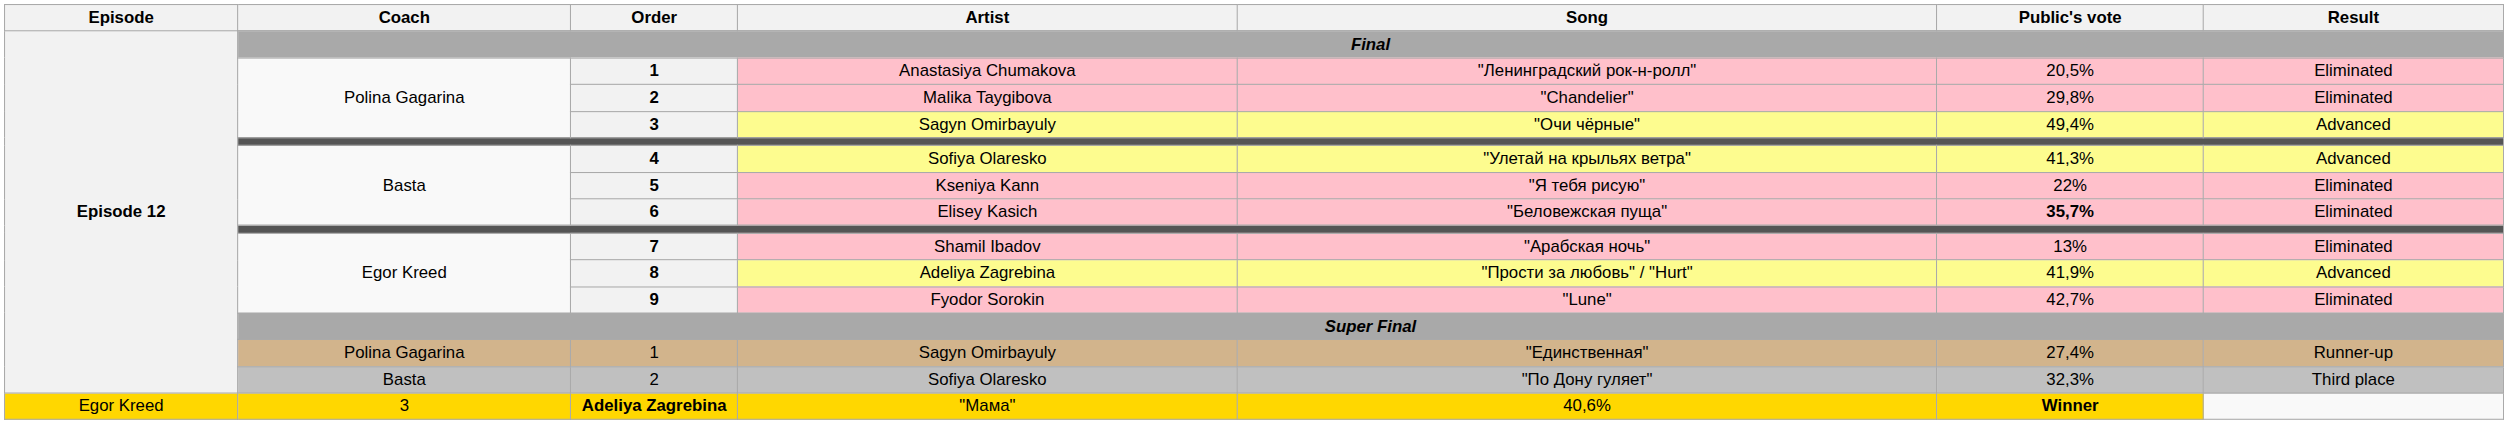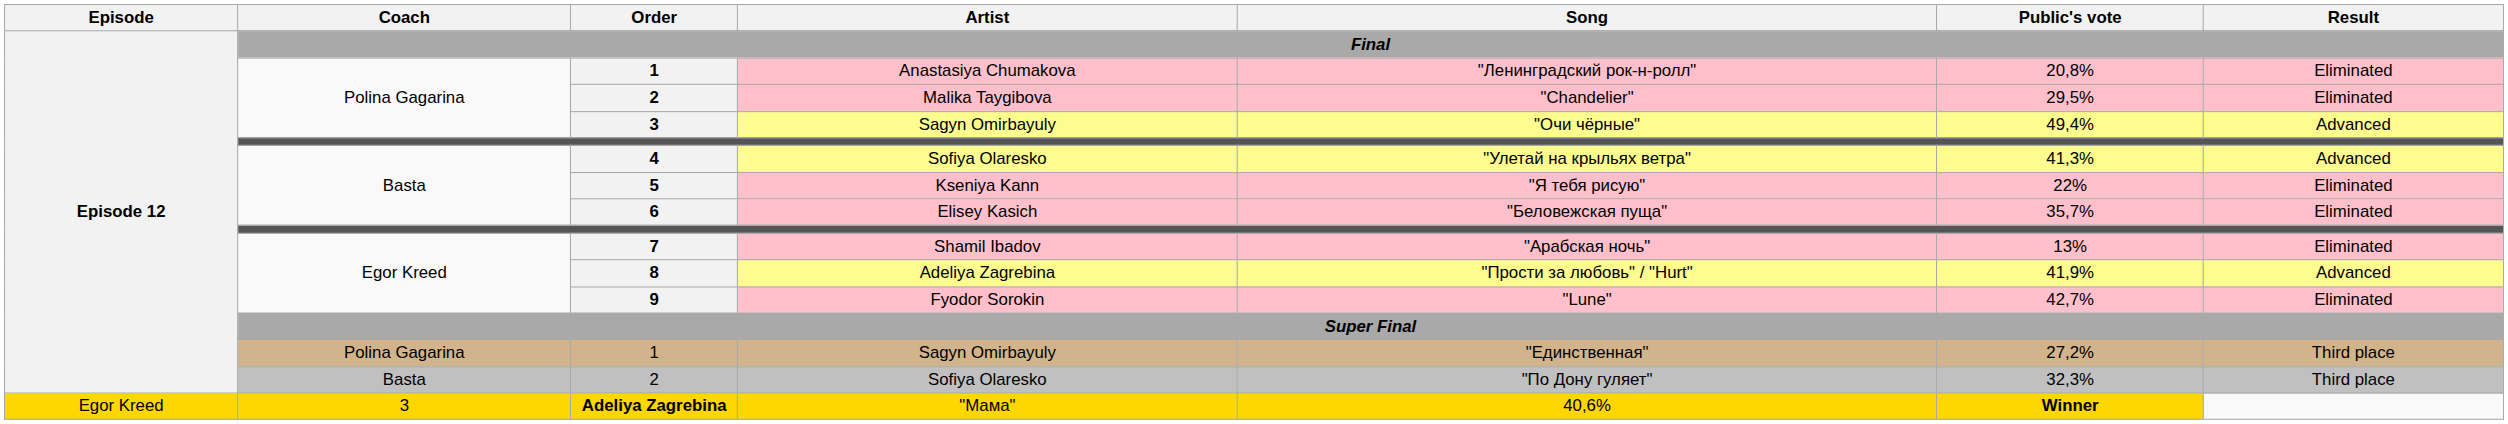(2070, 71) 20,5% -> (2070, 71) 20,8%
(2070, 97) 29,8% -> (2070, 97) 29,5%
(2070, 212) bold -> (2070, 212) normal
(2070, 353) 27,4% -> (2070, 353) 27,2%
(2353, 353) Runner-up -> (2353, 353) Third place
